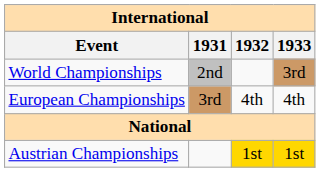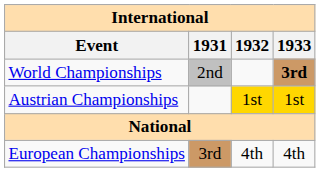(294, 72) normal -> (294, 72) bold
rows swapped: (97, 99) <-> (93, 153)
